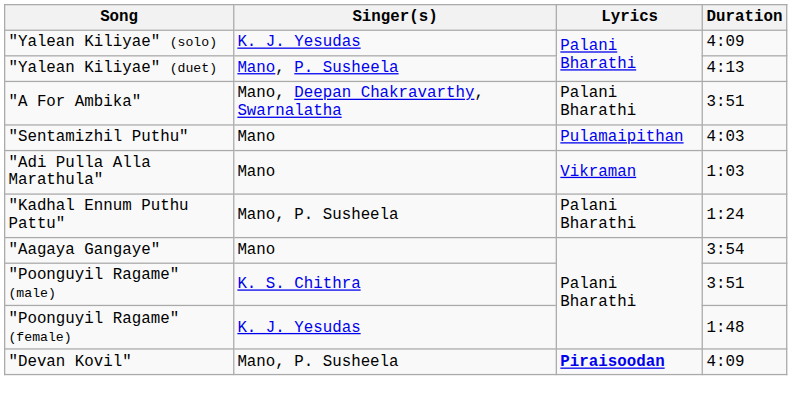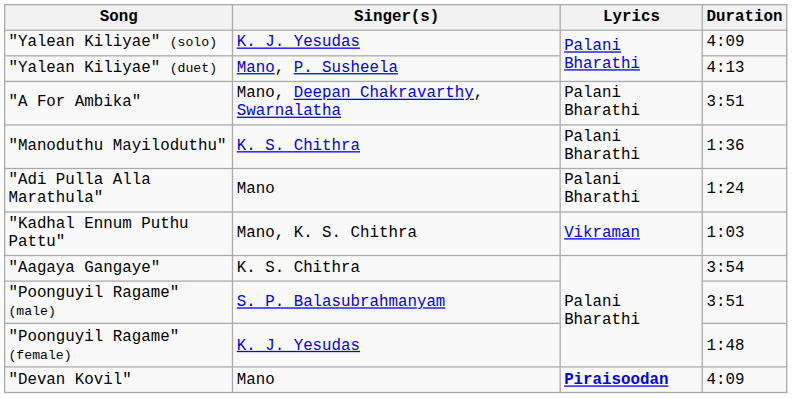+ row: (117, 147)
- row: (99, 138)
(598, 172) Vikraman -> (602, 190) Palani Bharathi
(726, 172) 1:03 -> (726, 190) 1:24
(318, 216) Mano, P. Susheela -> (327, 234) Mano, K. S. Chithra
(598, 216) Palani Bharathi -> (602, 234) Vikraman
(726, 216) 1:24 -> (726, 234) 1:03
(256, 250) Mano -> (298, 268) K. S. Chithra
(299, 285) K. S. Chithra -> (341, 303) S. P. Balasubrahmanyam
(318, 363) Mano, P. Susheela -> (256, 380) Mano
